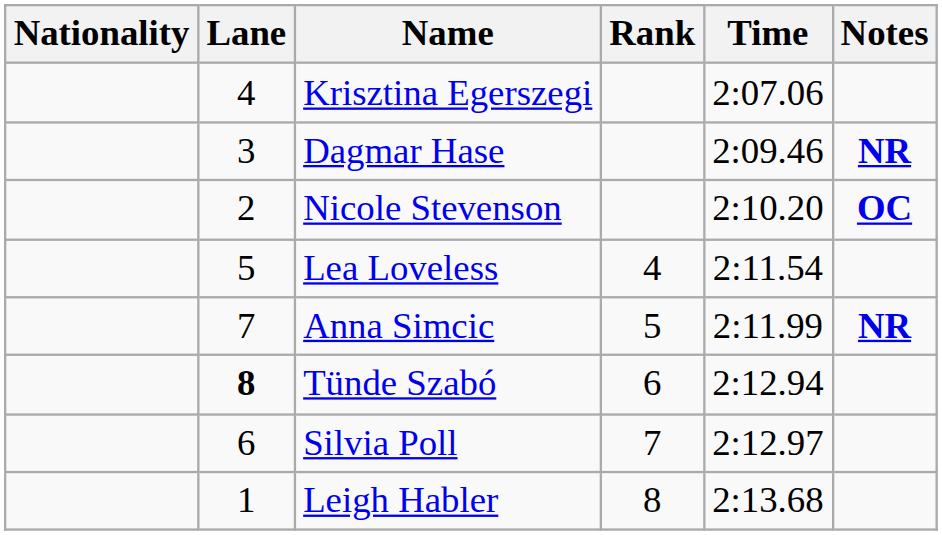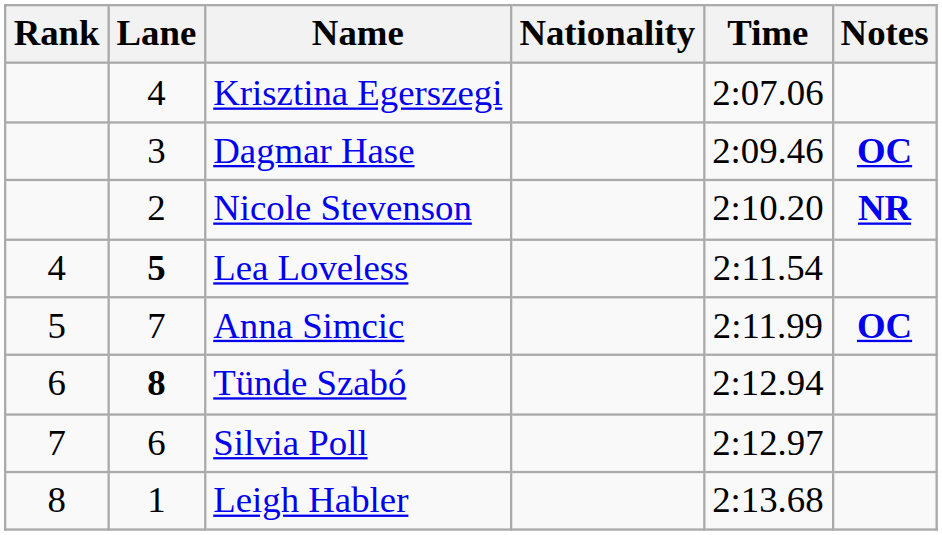columns swapped: (652, 33) <-> (102, 33)
(885, 150) NR -> (885, 150) OC
(885, 208) OC -> (885, 208) NR
(246, 267) normal -> (156, 267) bold
(885, 325) NR -> (885, 325) OC
